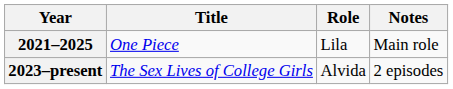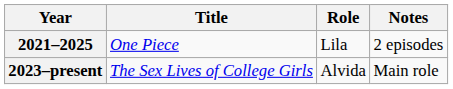(406, 44) Main role -> (408, 44) 2 episodes
(408, 70) 2 episodes -> (406, 70) Main role
